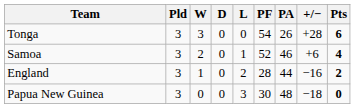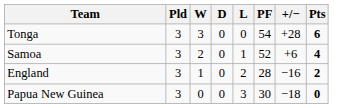- column: (286, 14)
